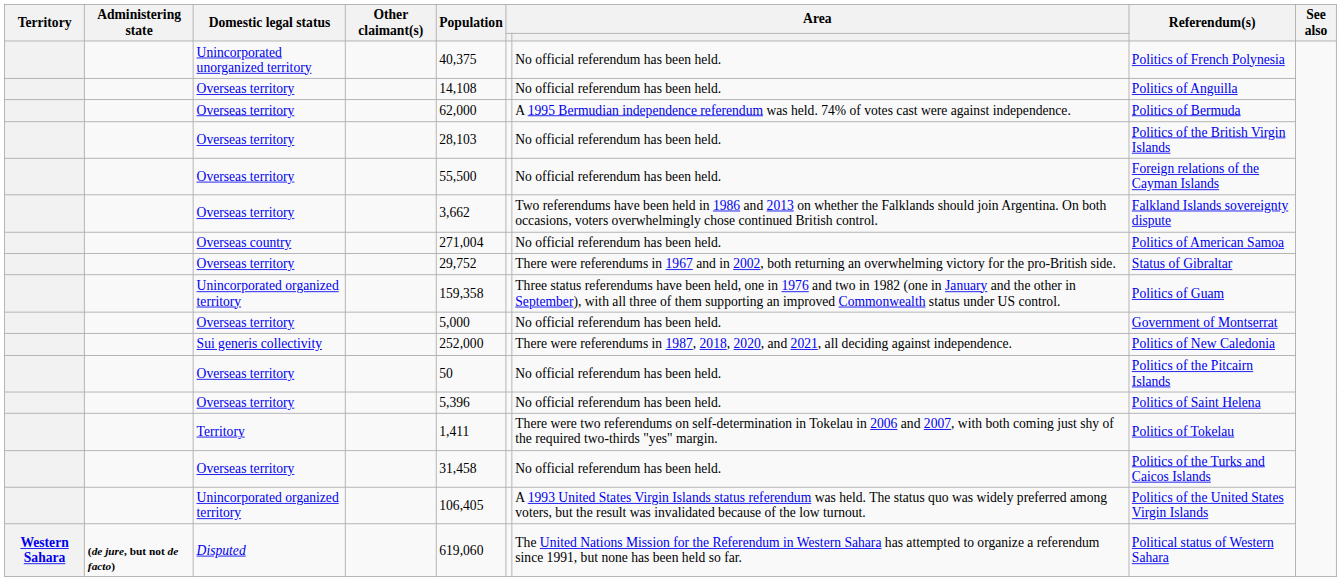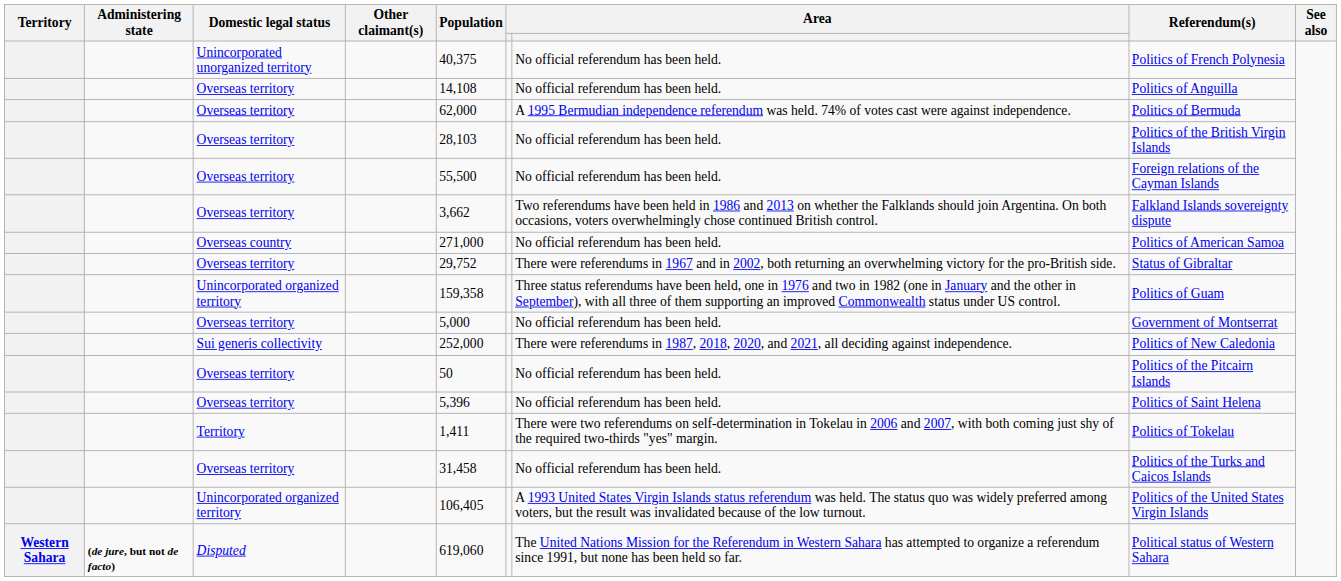(461, 242) 271,004 -> (461, 242) 271,000
